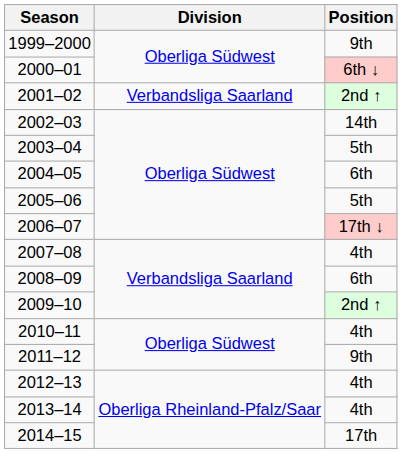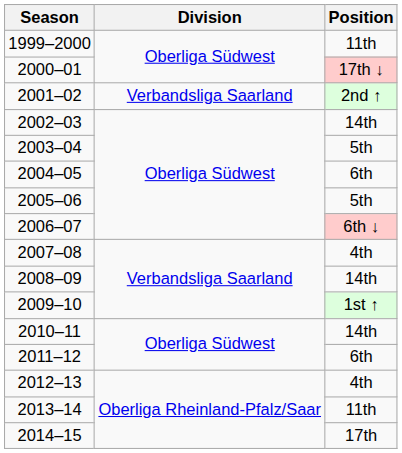(361, 43) 9th -> (361, 43) 11th
(361, 69) 6th ↓ -> (361, 69) 17th ↓
(361, 226) 17th ↓ -> (361, 226) 6th ↓
(361, 278) 6th -> (361, 278) 14th
(361, 305) 2nd ↑ -> (361, 305) 1st ↑
(361, 331) 4th -> (361, 331) 14th
(361, 357) 9th -> (361, 357) 6th
(361, 409) 4th -> (361, 409) 11th
